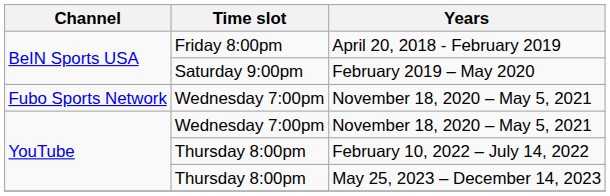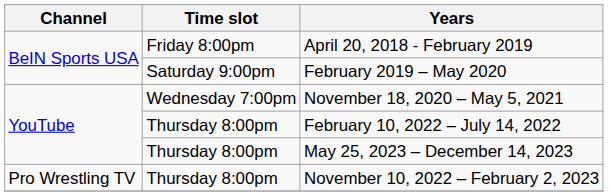- row: (88, 98)
+ row: (72, 178)
